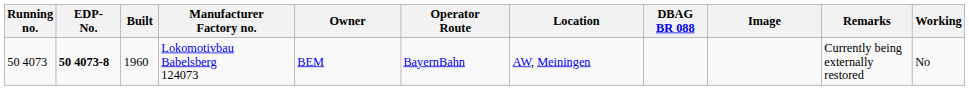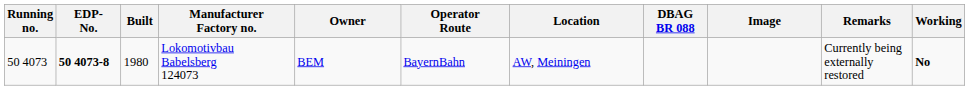(136, 61) 1960 -> (136, 61) 1980
(923, 61) normal -> (923, 61) bold
